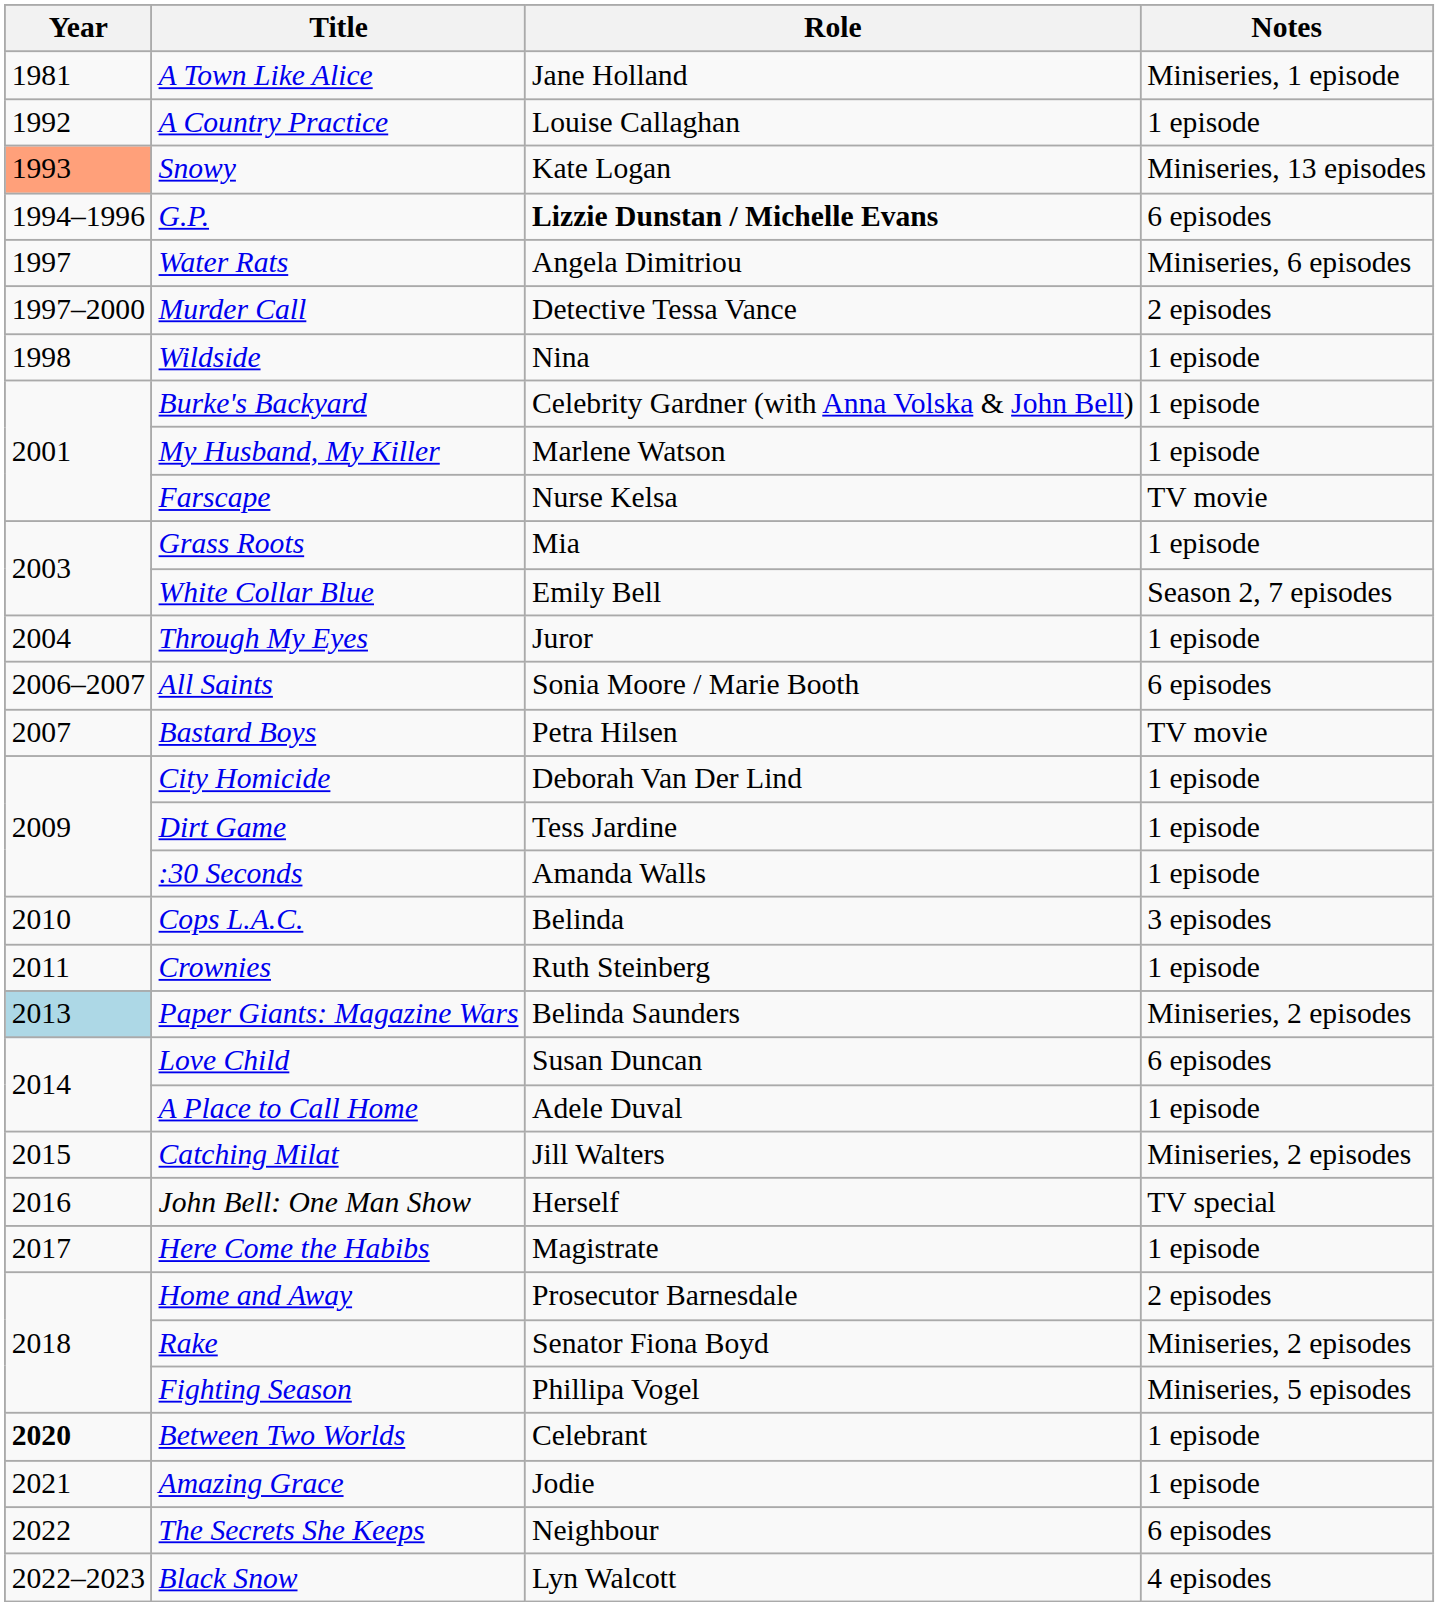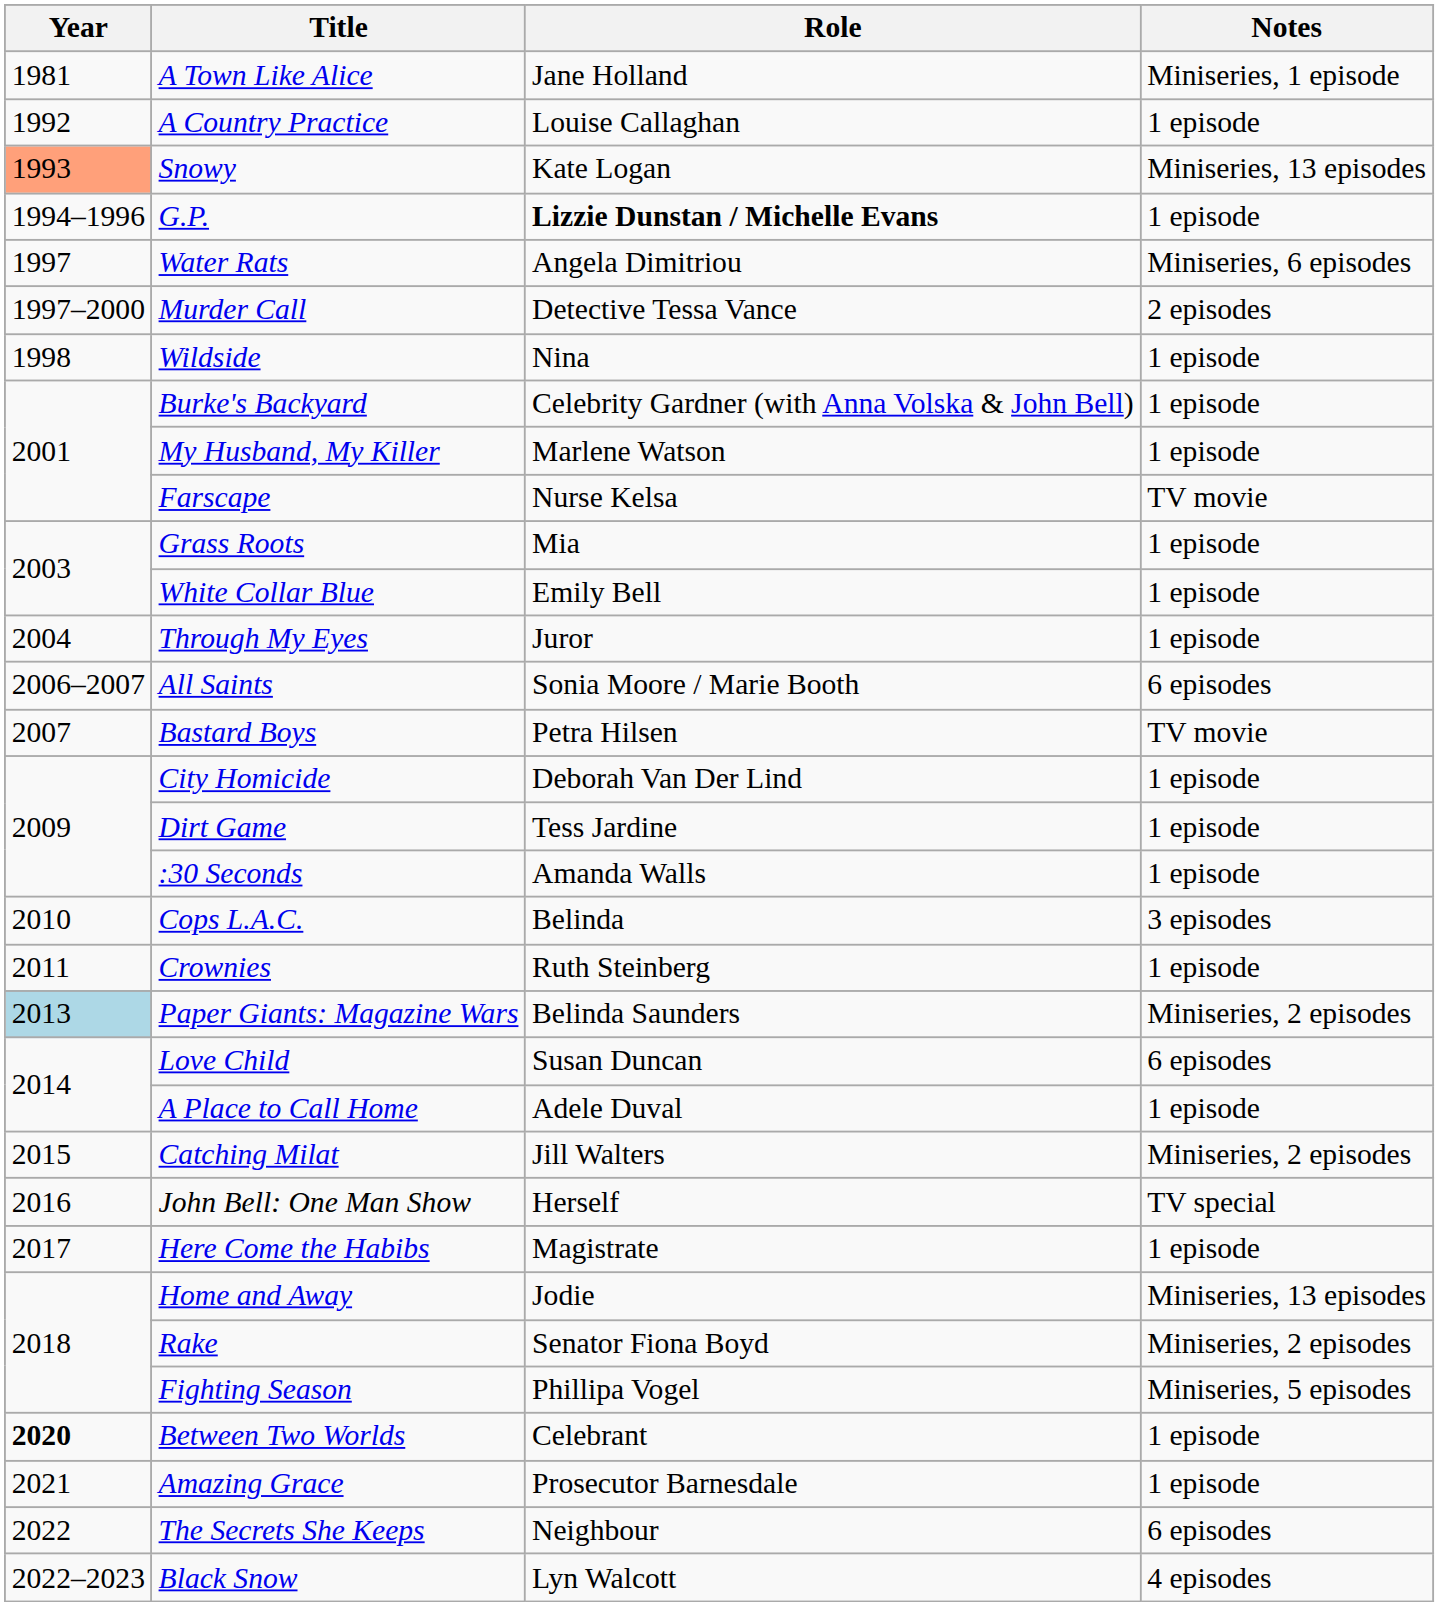(1209, 215) 6 episodes -> (1204, 215) 1 episode
(1270, 591) Season 2, 7 episodes -> (1204, 591) 1 episode
(665, 1295) Prosecutor Barnesdale -> (563, 1295) Jodie
(1209, 1295) 2 episodes -> (1287, 1295) Miniseries, 13 episodes
(563, 1483) Jodie -> (665, 1483) Prosecutor Barnesdale
